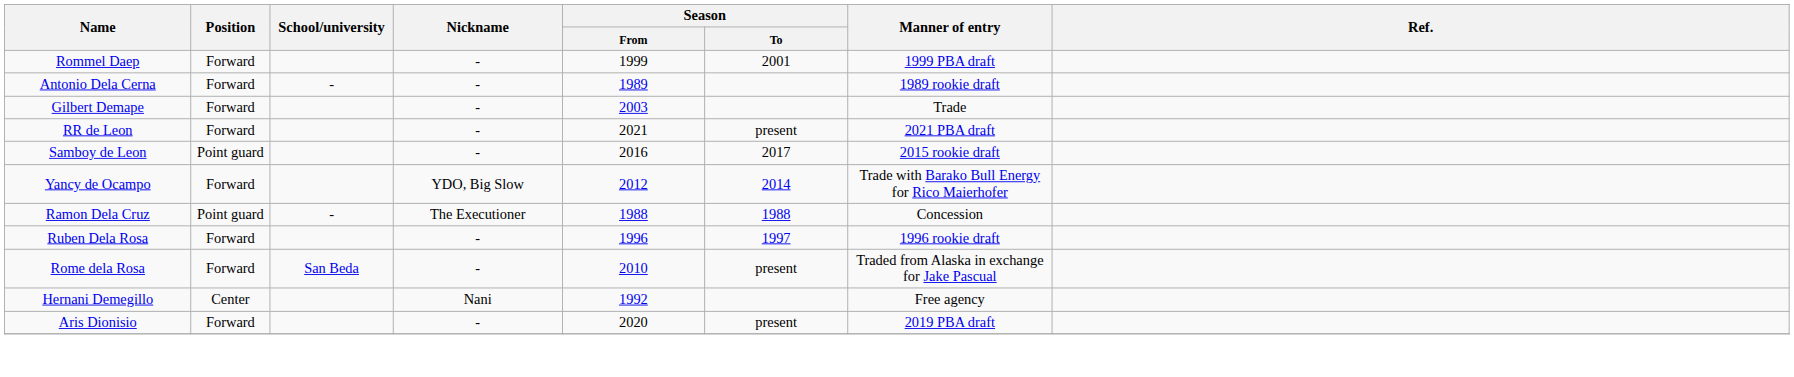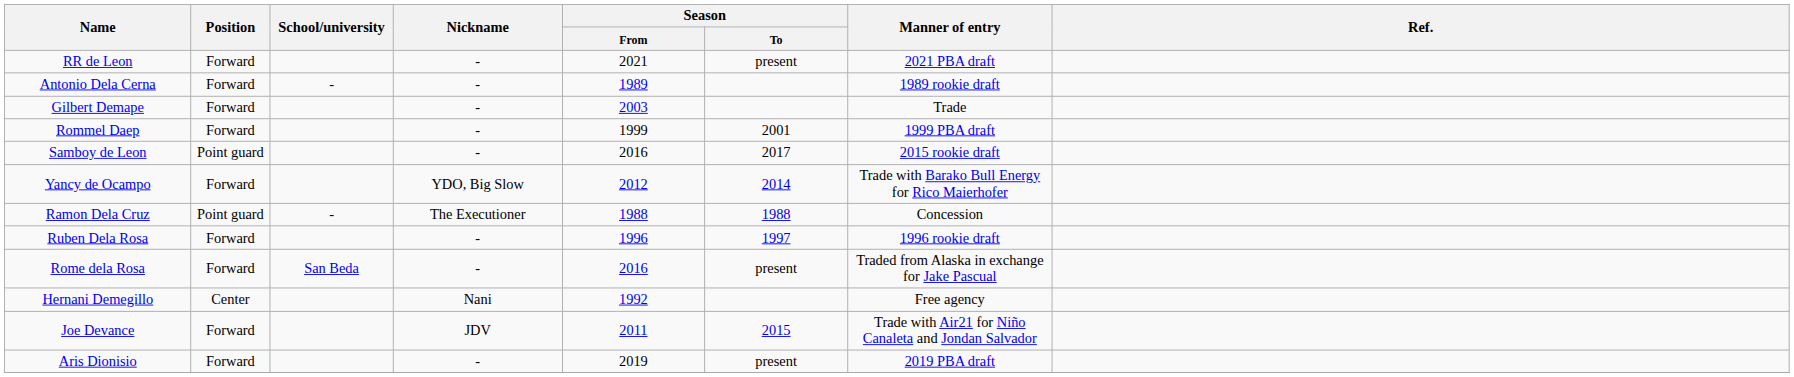rows swapped: (98, 61) <-> (98, 130)
(633, 268) 2010 -> (633, 268) 2016
+ row: (98, 330)
(633, 322) 2020 -> (633, 361) 2019
